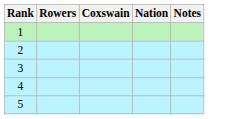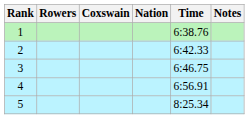+ column: (191, 13)
